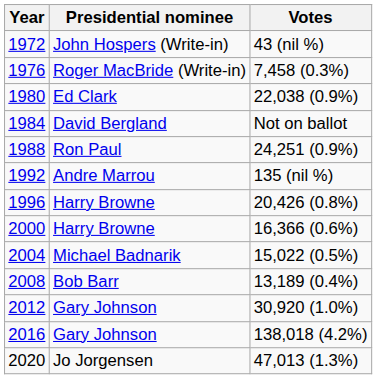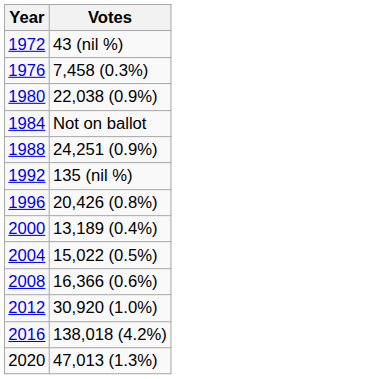- column: (150, 17)
(306, 228) 16,366 (0.6%) -> (105, 228) 13,189 (0.4%)
(306, 281) 13,189 (0.4%) -> (105, 281) 16,366 (0.6%)
